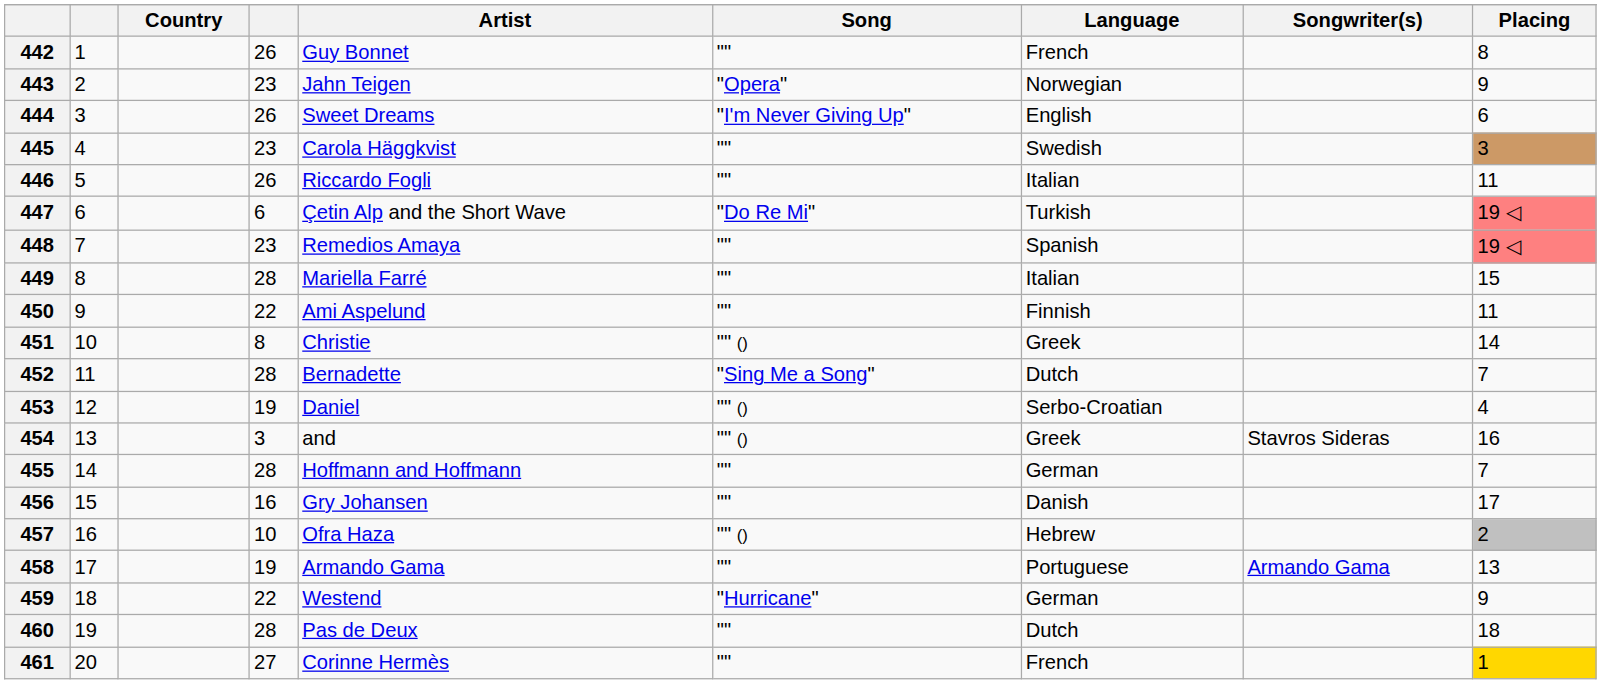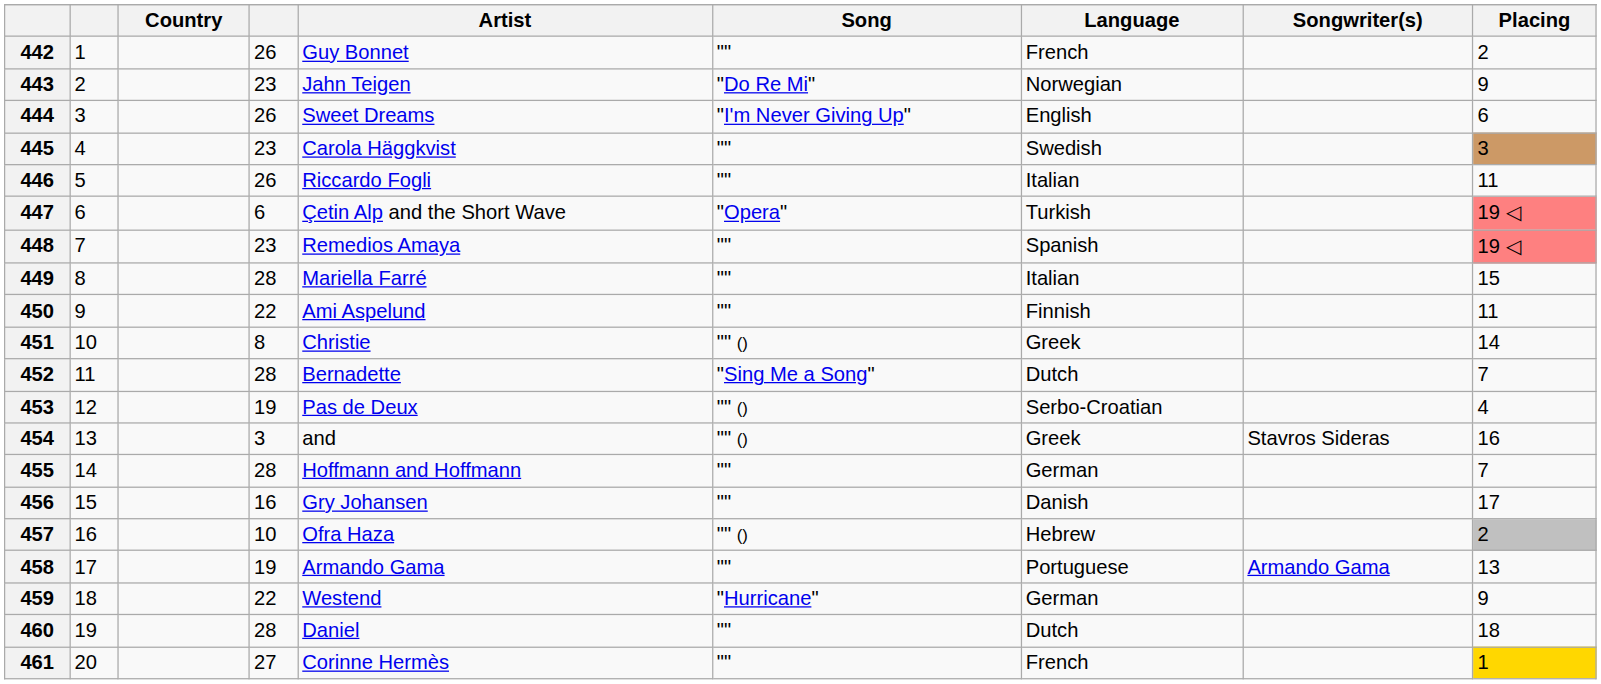(1483, 52) 8 -> (1483, 52) 2
(752, 84) "Opera" -> (766, 84) "Do Re Mi"
(766, 212) "Do Re Mi" -> (752, 212) "Opera"
(331, 406) Daniel -> (360, 406) Pas de Deux
(360, 630) Pas de Deux -> (331, 630) Daniel
